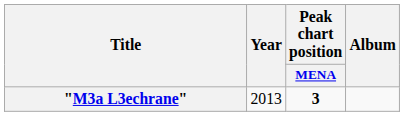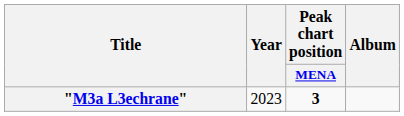(266, 99) 2013 -> (266, 99) 2023
